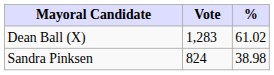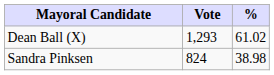(201, 37) 1,283 -> (201, 37) 1,293
